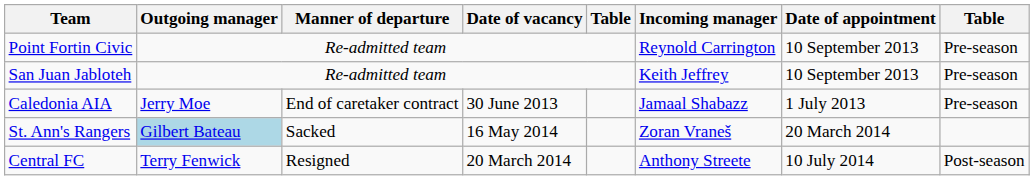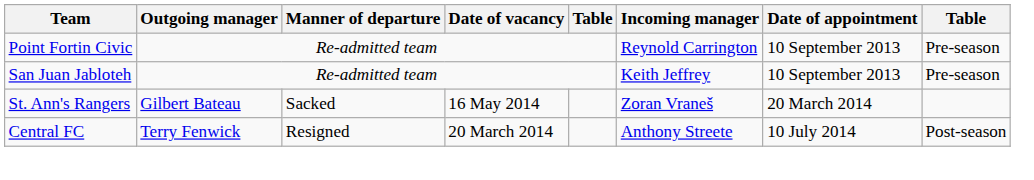- row: (60, 103)
(191, 132) lightblue background -> (191, 103) no background
